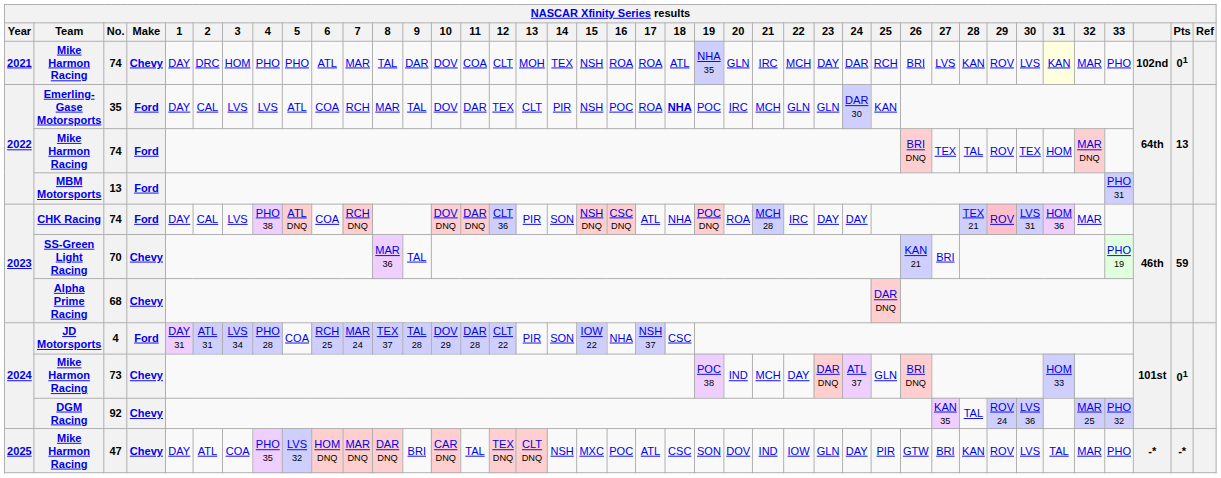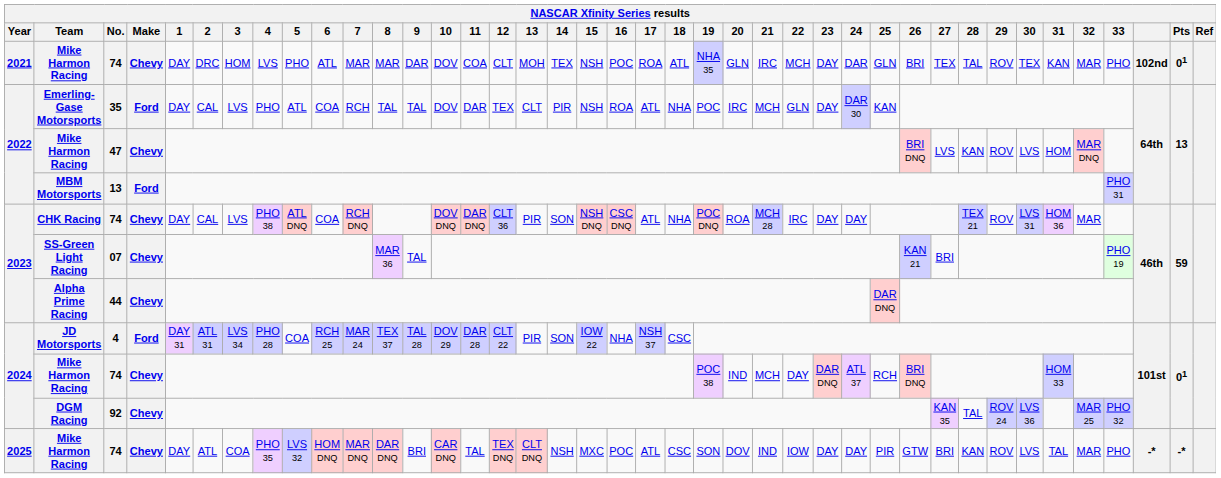(268, 63) PHO -> (268, 63) LVS
(388, 63) TAL -> (388, 63) MAR
(621, 63) ROA -> (621, 63) POC
(886, 63) RCH -> (885, 63) GLN
(945, 63) LVS -> (945, 63) TEX
(973, 63) KAN -> (973, 63) TAL
(1030, 63) LVS -> (1029, 63) TEX
(1059, 63) lightyellow background -> (1058, 63) no background
(268, 107) LVS -> (268, 107) PHO
(388, 107) MAR -> (388, 107) TAL
(621, 107) POC -> (621, 107) ROA
(650, 107) ROA -> (650, 107) ATL
(680, 107) bold -> (679, 107) normal
(828, 107) GLN -> (827, 107) DAY
(116, 151) 74 -> (116, 151) 47
(146, 151) Ford -> (146, 151) Chevy
(945, 151) TEX -> (945, 151) LVS
(973, 151) TAL -> (973, 151) KAN
(1030, 151) TEX -> (1029, 151) LVS
(146, 219) Ford -> (146, 219) Chevy
(1002, 219) pink background -> (1001, 219) no background
(116, 257) 70 -> (116, 257) 07
(116, 301) 68 -> (116, 301) 44
(116, 376) 73 -> (116, 376) 74
(886, 376) GLN -> (885, 376) RCH
(116, 451) 47 -> (116, 451) 74
(828, 451) GLN -> (827, 451) DAY
